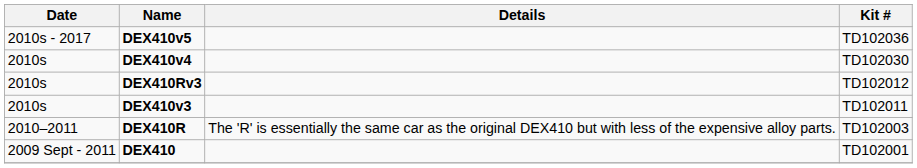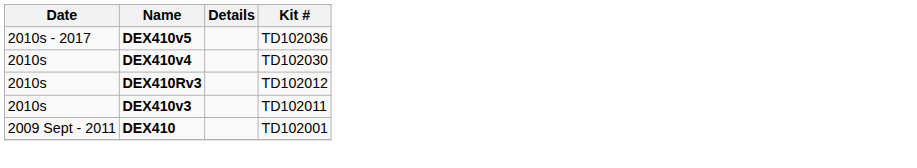- row: (154, 128)
